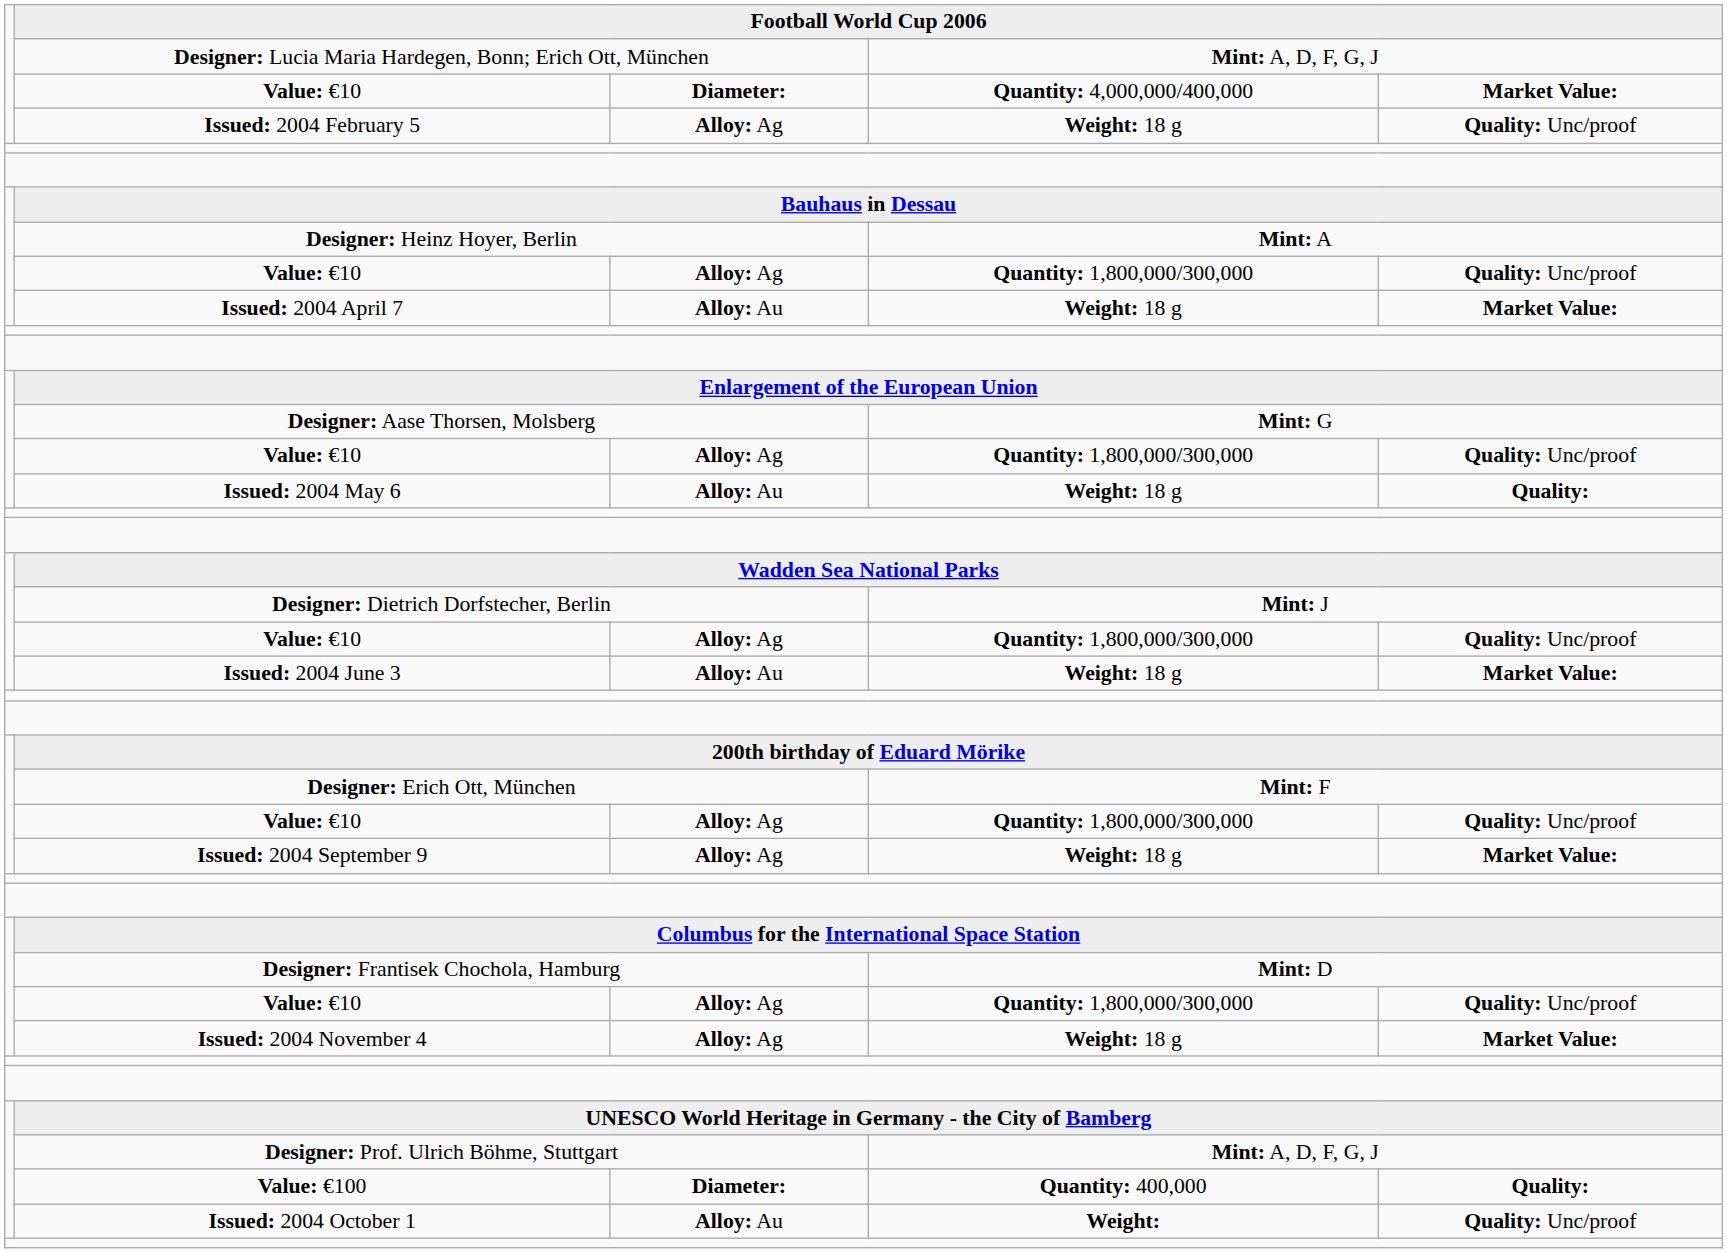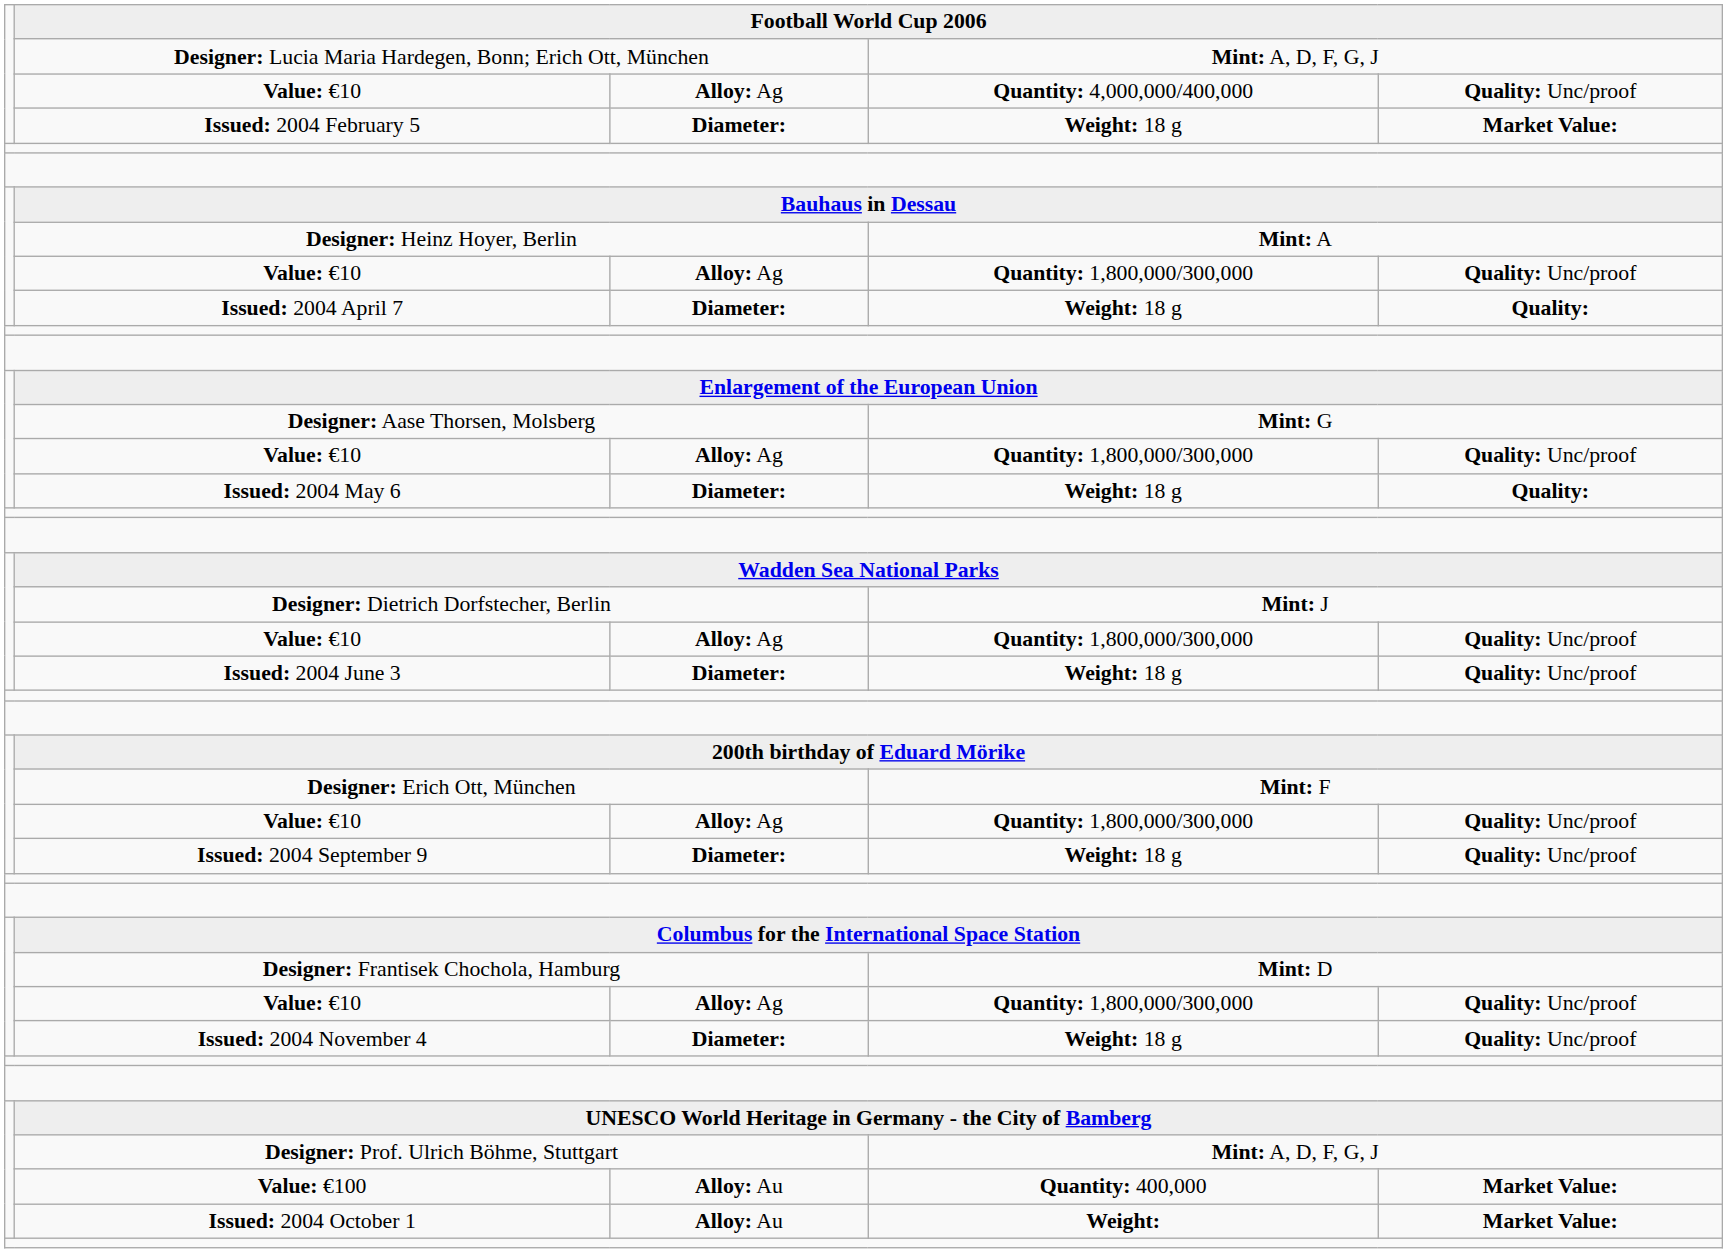(739, 90) Diameter: -> (739, 90) Alloy: Ag
(1550, 90) Market Value: -> (1550, 90) Quality: Unc/proof
(739, 125) Alloy: Ag -> (739, 125) Diameter:
(1550, 125) Quality: Unc/proof -> (1550, 125) Market Value:
(739, 307) Alloy: Au -> (739, 307) Diameter:
(1550, 307) Market Value: -> (1550, 307) Quality:
(739, 490) Alloy: Au -> (739, 490) Diameter:
(739, 673) Alloy: Au -> (739, 673) Diameter:
(1550, 673) Market Value: -> (1550, 673) Quality: Unc/proof
(739, 855) Alloy: Ag -> (739, 855) Diameter:
(1550, 855) Market Value: -> (1550, 855) Quality: Unc/proof
(739, 1038) Alloy: Ag -> (739, 1038) Diameter:
(1550, 1038) Market Value: -> (1550, 1038) Quality: Unc/proof
(739, 1186) Diameter: -> (739, 1186) Alloy: Au
(1550, 1186) Quality: -> (1550, 1186) Market Value:
(1550, 1220) Quality: Unc/proof -> (1550, 1220) Market Value:
